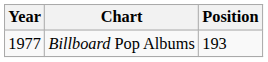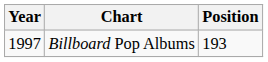(25, 43) 1977 -> (25, 43) 1997
